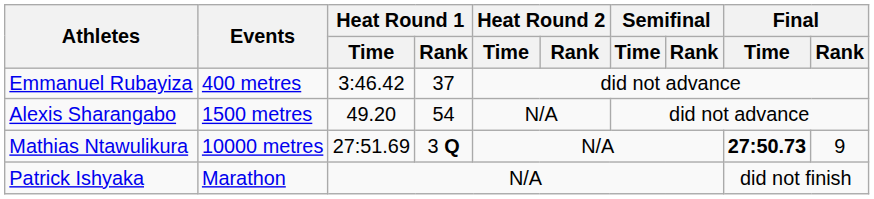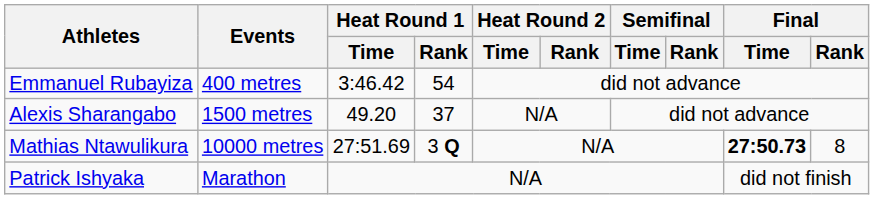(444, 84) 37 -> (444, 84) 54
(444, 115) 54 -> (444, 115) 37
(840, 146) 9 -> (840, 146) 8
